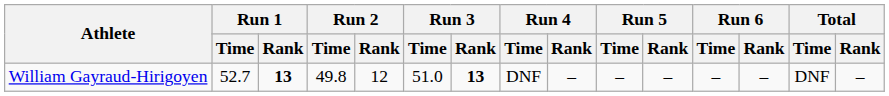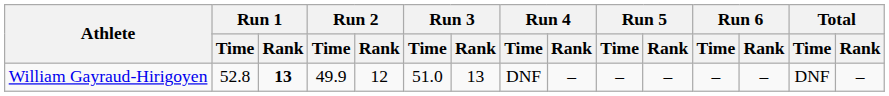(235, 77) 52.7 -> (235, 77) 52.8
(331, 77) 49.8 -> (331, 77) 49.9
(475, 77) bold -> (475, 77) normal
